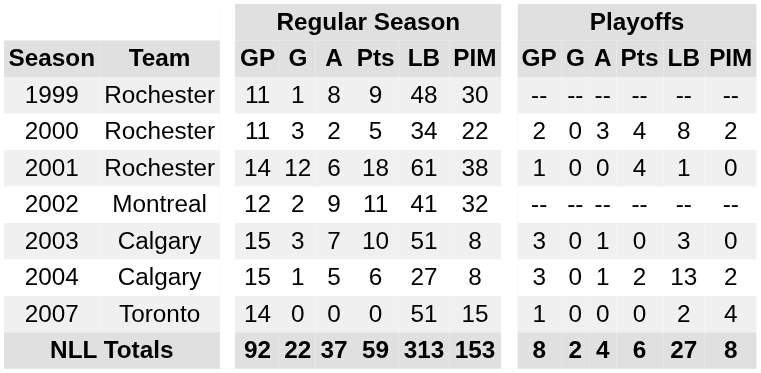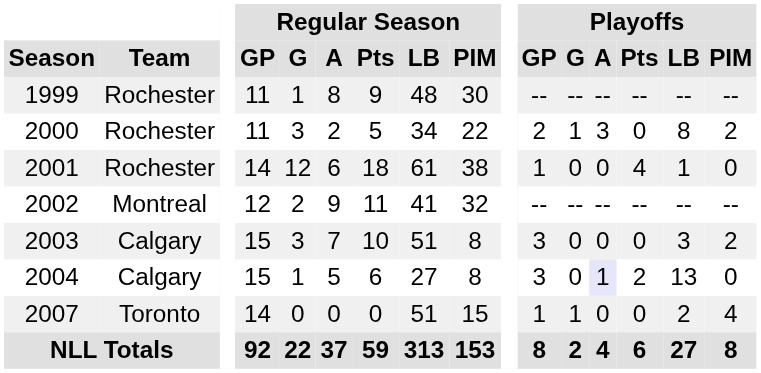(575, 131) 0 -> (575, 131) 1
(640, 131) 4 -> (640, 131) 0
(603, 240) 1 -> (603, 240) 0
(731, 240) 0 -> (731, 240) 2
(603, 277) no background -> (603, 277) lavender background
(731, 277) 2 -> (731, 277) 0
(575, 313) 0 -> (575, 313) 1
